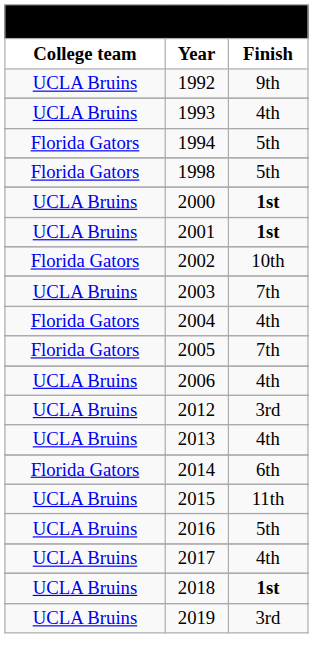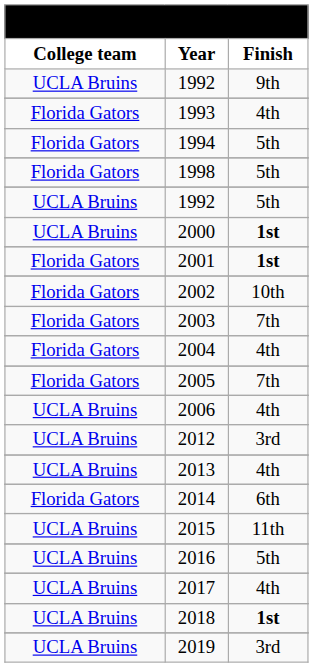(85, 113) UCLA Bruins -> (85, 113) Florida Gators
+ row: (197, 202)
(85, 231) UCLA Bruins -> (85, 261) Florida Gators
(85, 291) UCLA Bruins -> (85, 320) Florida Gators
